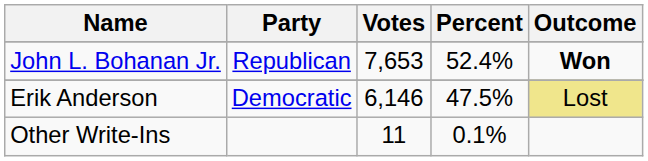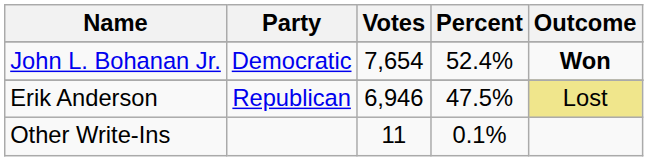(292, 60) Republican -> (292, 60) Democratic
(394, 60) 7,653 -> (394, 60) 7,654
(292, 98) Democratic -> (292, 98) Republican
(394, 98) 6,146 -> (394, 98) 6,946
